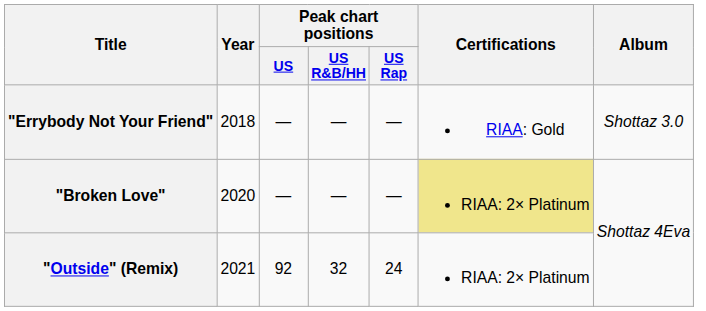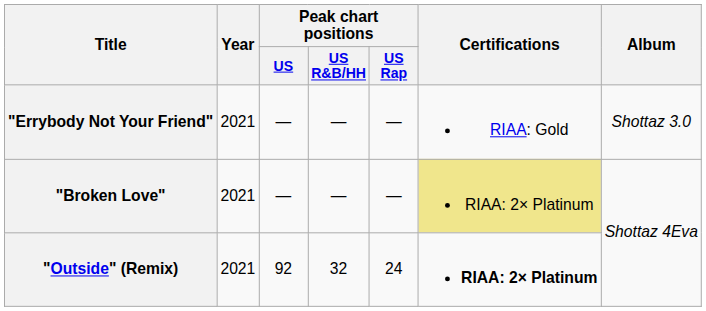(238, 121) 2018 -> (238, 121) 2021
(238, 195) 2020 -> (238, 195) 2021
(506, 278) normal -> (510, 278) bold
